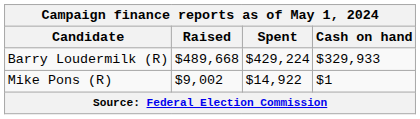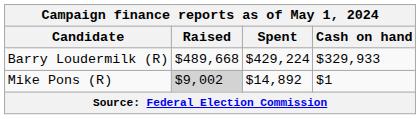(199, 81) no background -> (199, 81) lightgrey background
(274, 81) $14,922 -> (274, 81) $14,892
